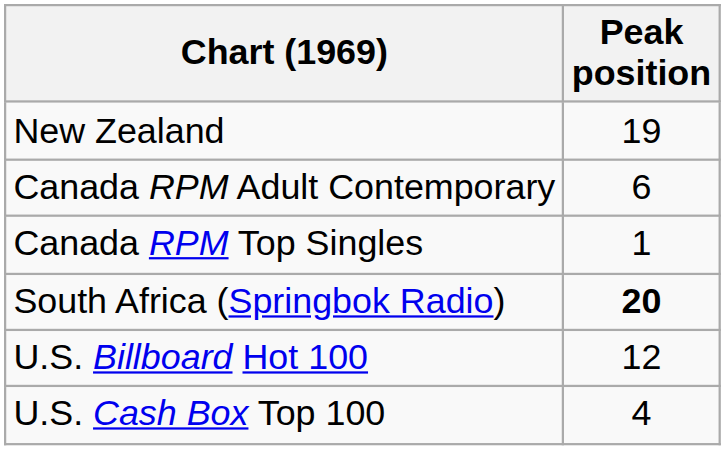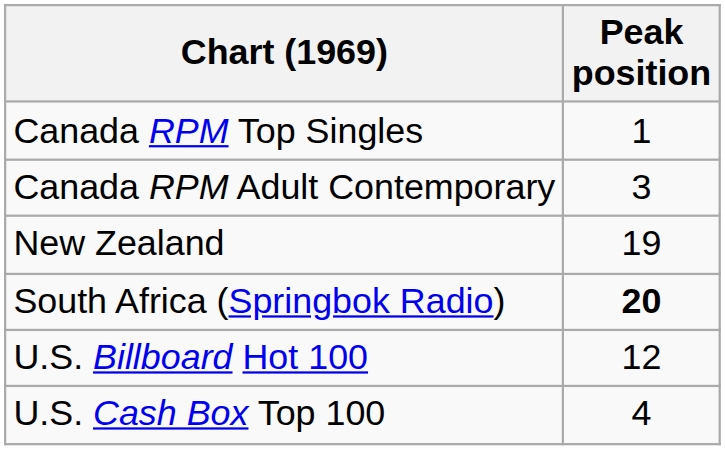rows swapped: (218, 243) <-> (119, 130)
(641, 186) 6 -> (641, 186) 3
